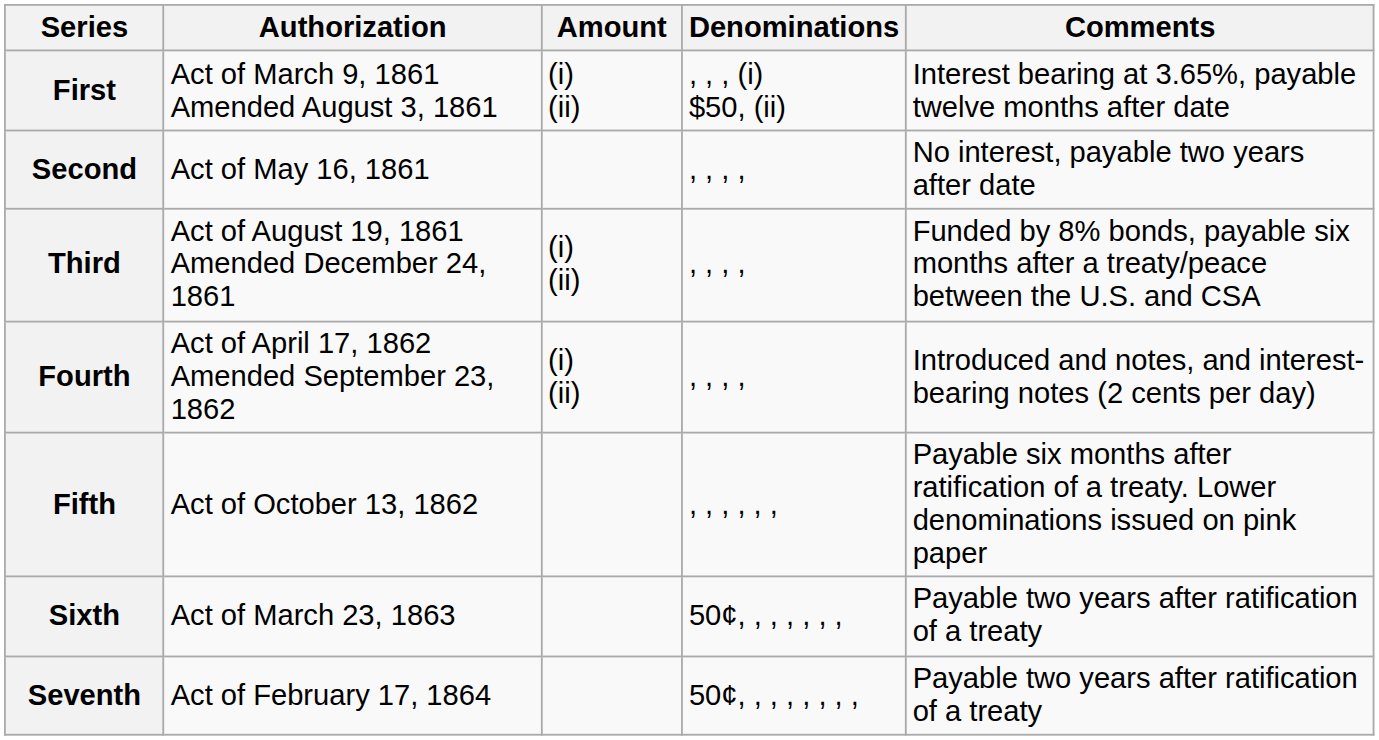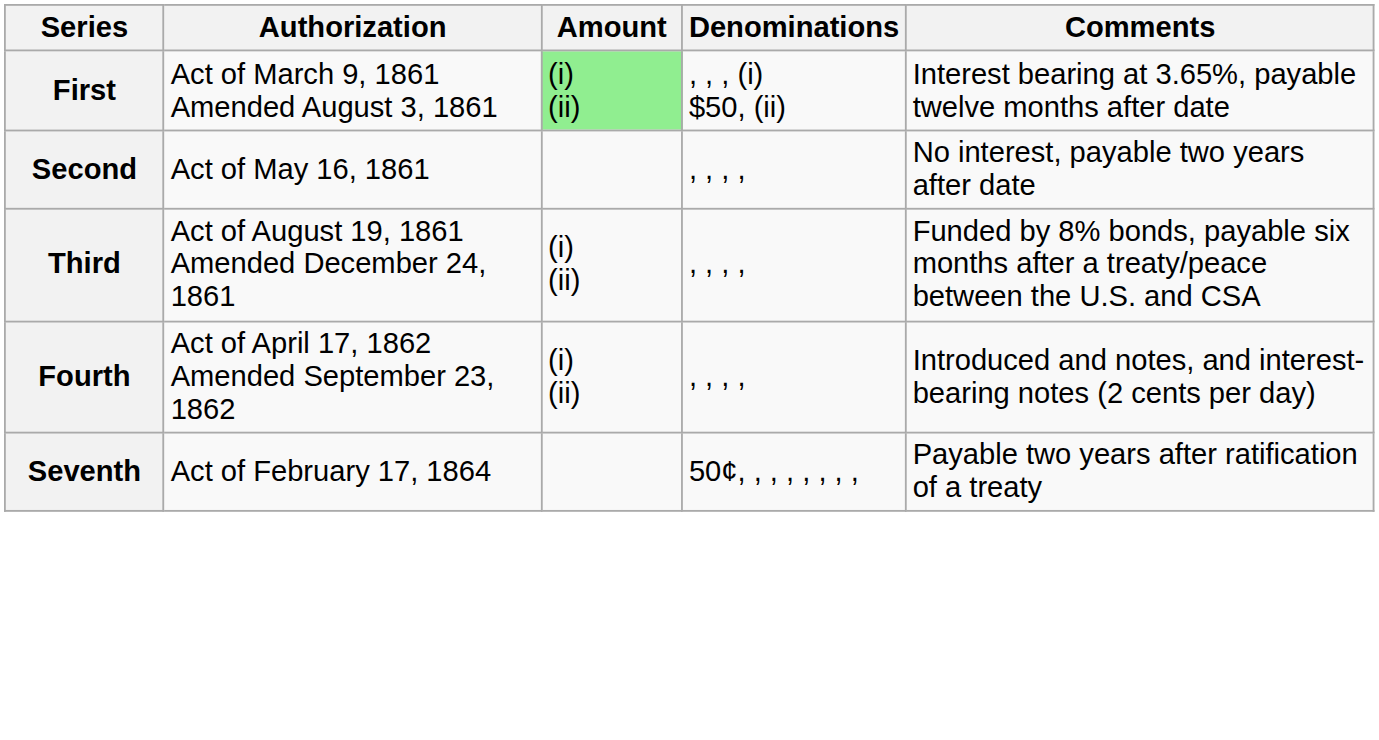(564, 90) no background -> (564, 90) lightgreen background
- row: (84, 504)
- row: (84, 615)
